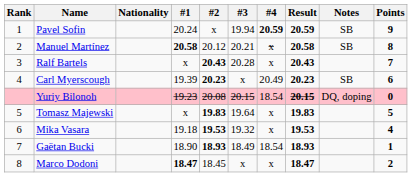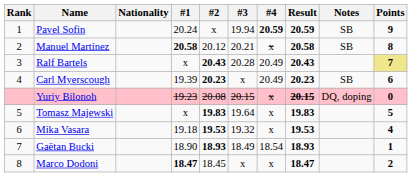(271, 63) x -> (271, 63) 20.49
(390, 63) no background -> (390, 63) khaki background
(271, 96) 18.54 -> (271, 96) x
